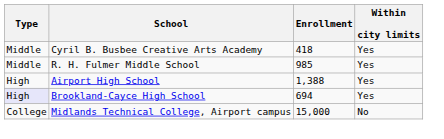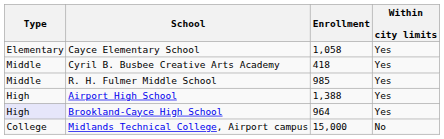+ row: (134, 49)
(304, 96) 694 -> (321, 111) 964
